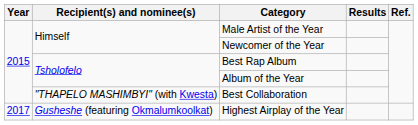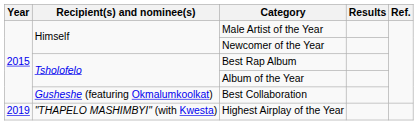(126, 95) "THAPELO MASHIMBYI" (with Kwesta) -> (124, 95) Gusheshe (featuring Okmalumkoolkat)
(18, 111) 2017 -> (18, 111) 2019
(124, 111) Gusheshe (featuring Okmalumkoolkat) -> (126, 111) "THAPELO MASHIMBYI" (with Kwesta)
